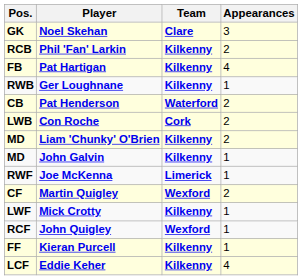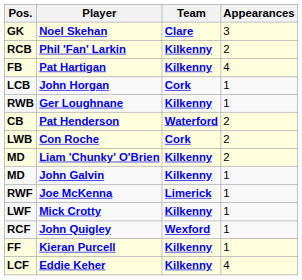+ row: (74, 85)
- row: (79, 193)
